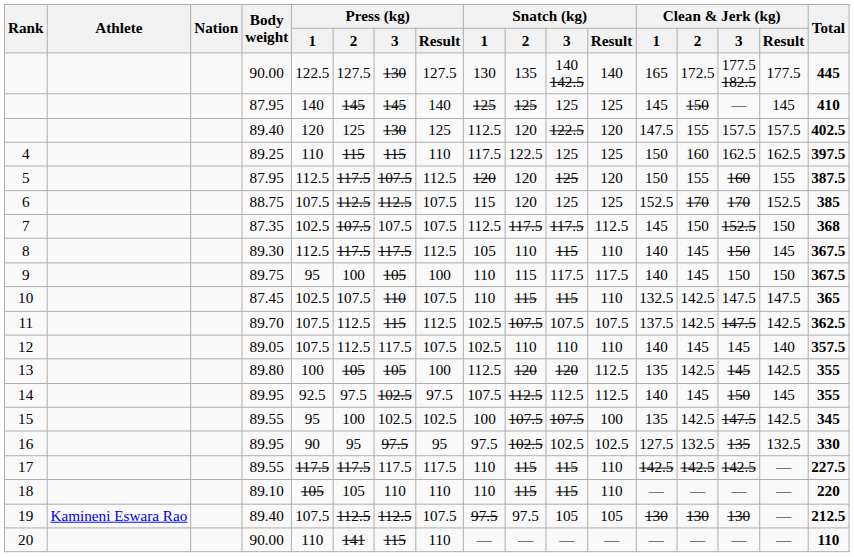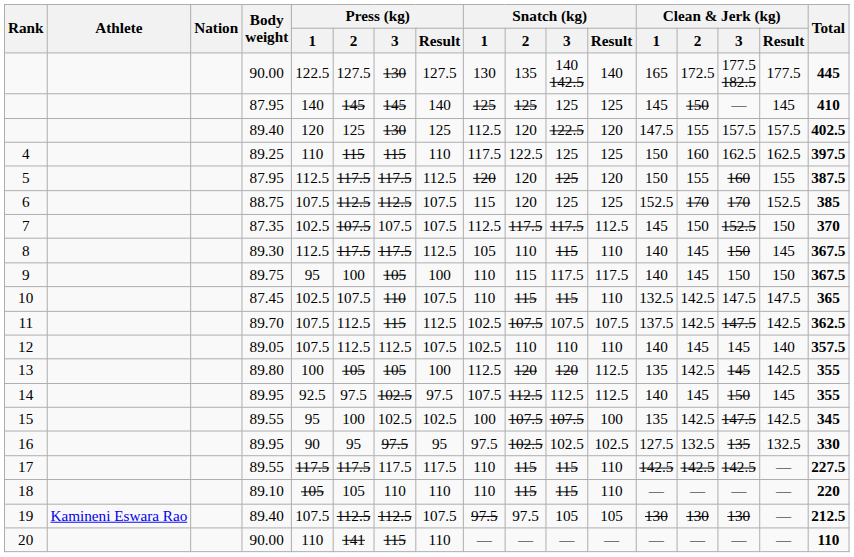(395, 178) 107.5 -> (395, 178) 117.5
(828, 226) 368 -> (828, 226) 370
(395, 347) 117.5 -> (395, 347) 112.5
